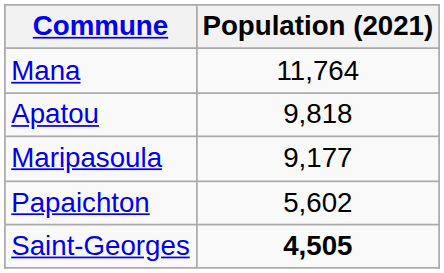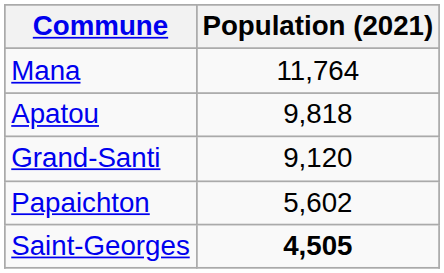- row: (87, 158)
+ row: (86, 158)
